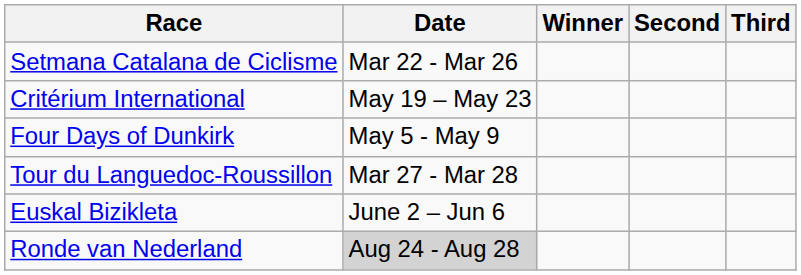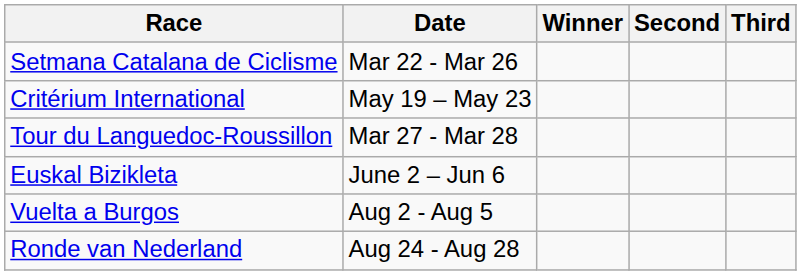- row: (122, 136)
+ row: (95, 212)
(434, 250) lightgrey background -> (434, 250) no background
